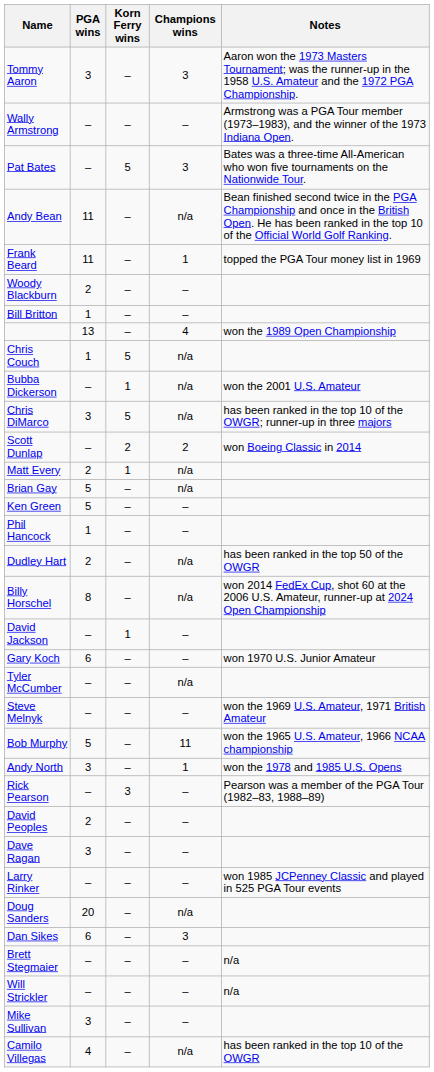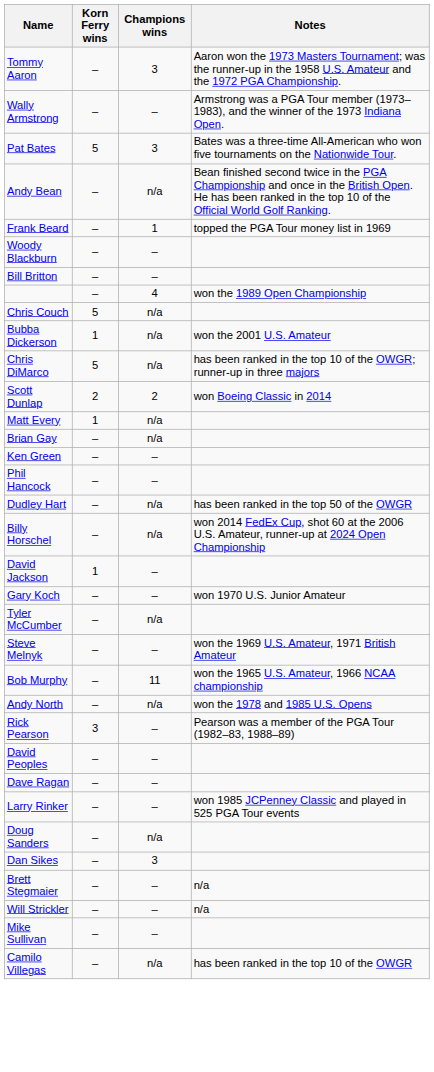- column: (88, 25)
(185, 767) 1 -> (155, 704) n/a
